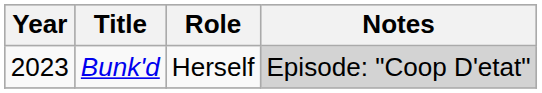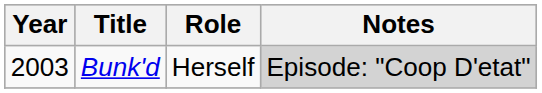(40, 66) 2023 -> (40, 66) 2003
